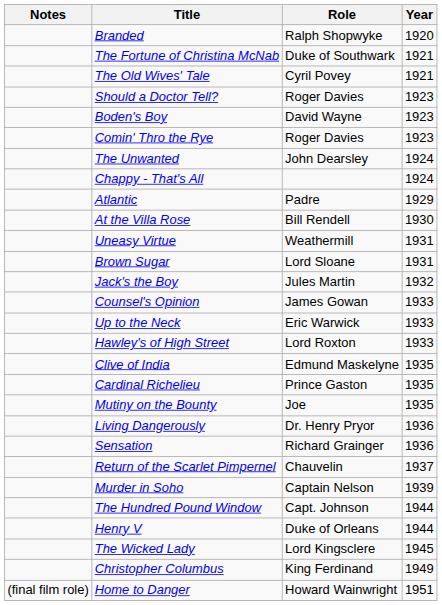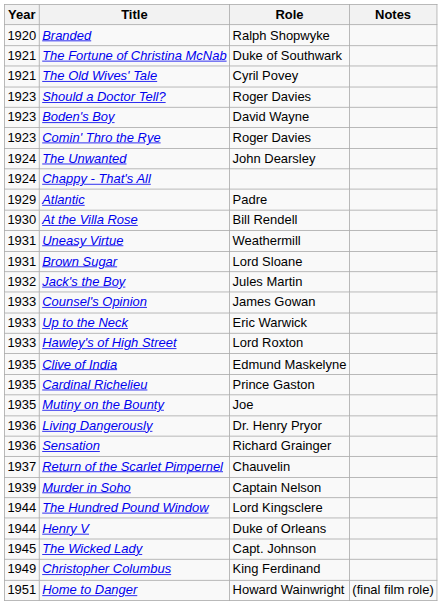columns swapped: (419, 14) <-> (48, 14)
(327, 508) Capt. Johnson -> (278, 508) Lord Kingsclere
(330, 549) Lord Kingsclere -> (274, 549) Capt. Johnson
